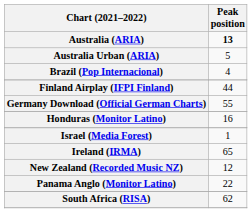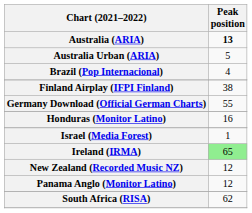(228, 87) 44 -> (228, 87) 38
(228, 151) no background -> (228, 151) lightgreen background
(228, 183) 22 -> (228, 183) 12
